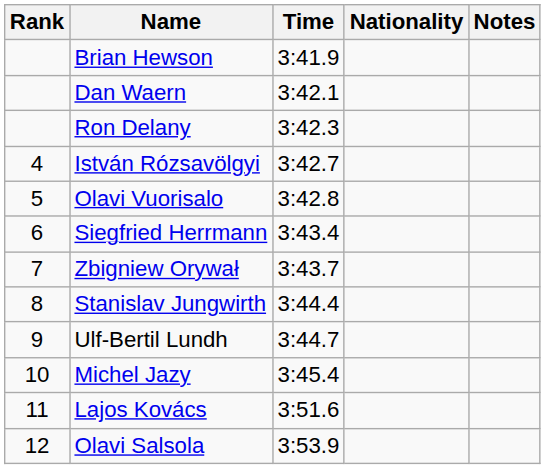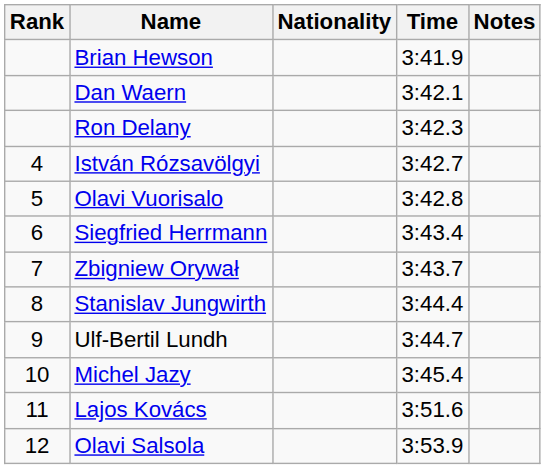columns swapped: (406, 22) <-> (308, 22)
